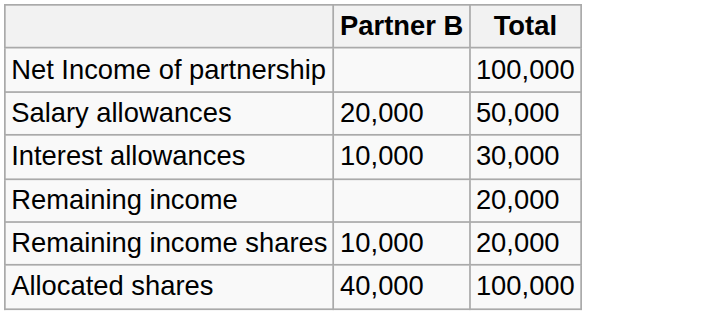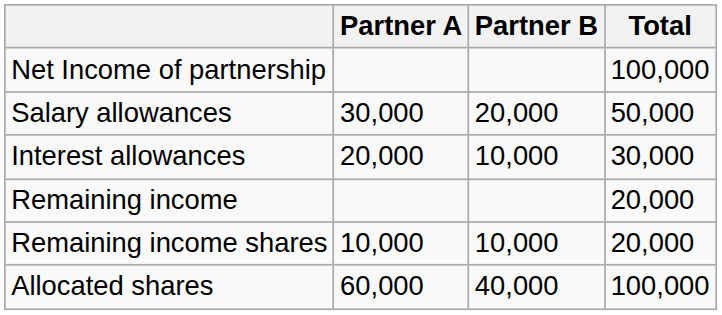+ column: (401, 26)
